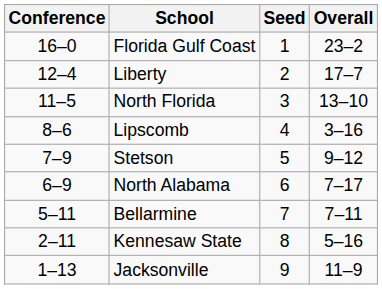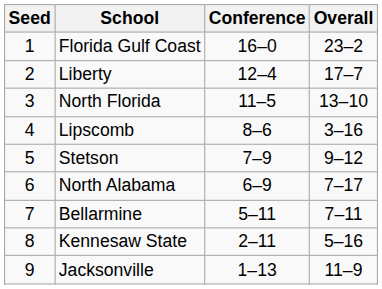columns swapped: (285, 18) <-> (57, 18)
